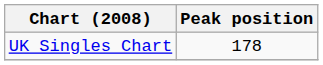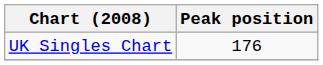(247, 46) 178 -> (247, 46) 176
